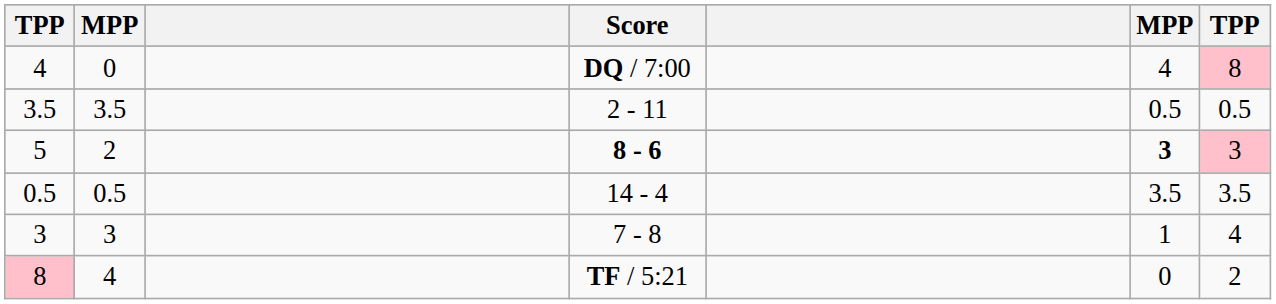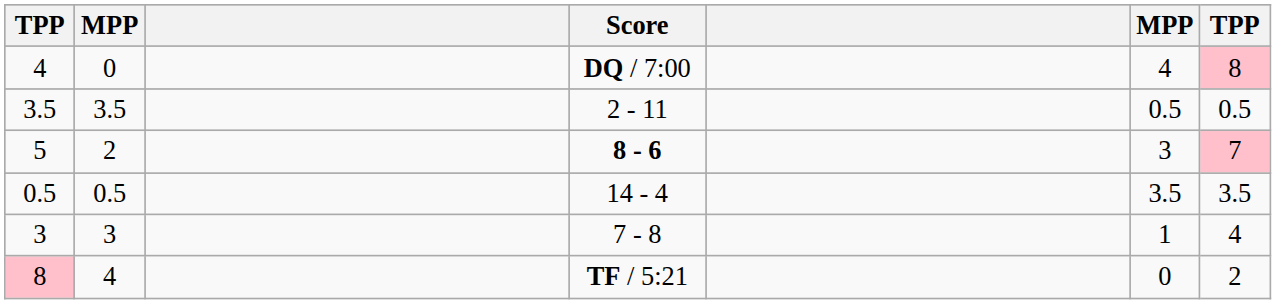(1165, 151) bold -> (1165, 151) normal
(1235, 151) 3 -> (1235, 151) 7
